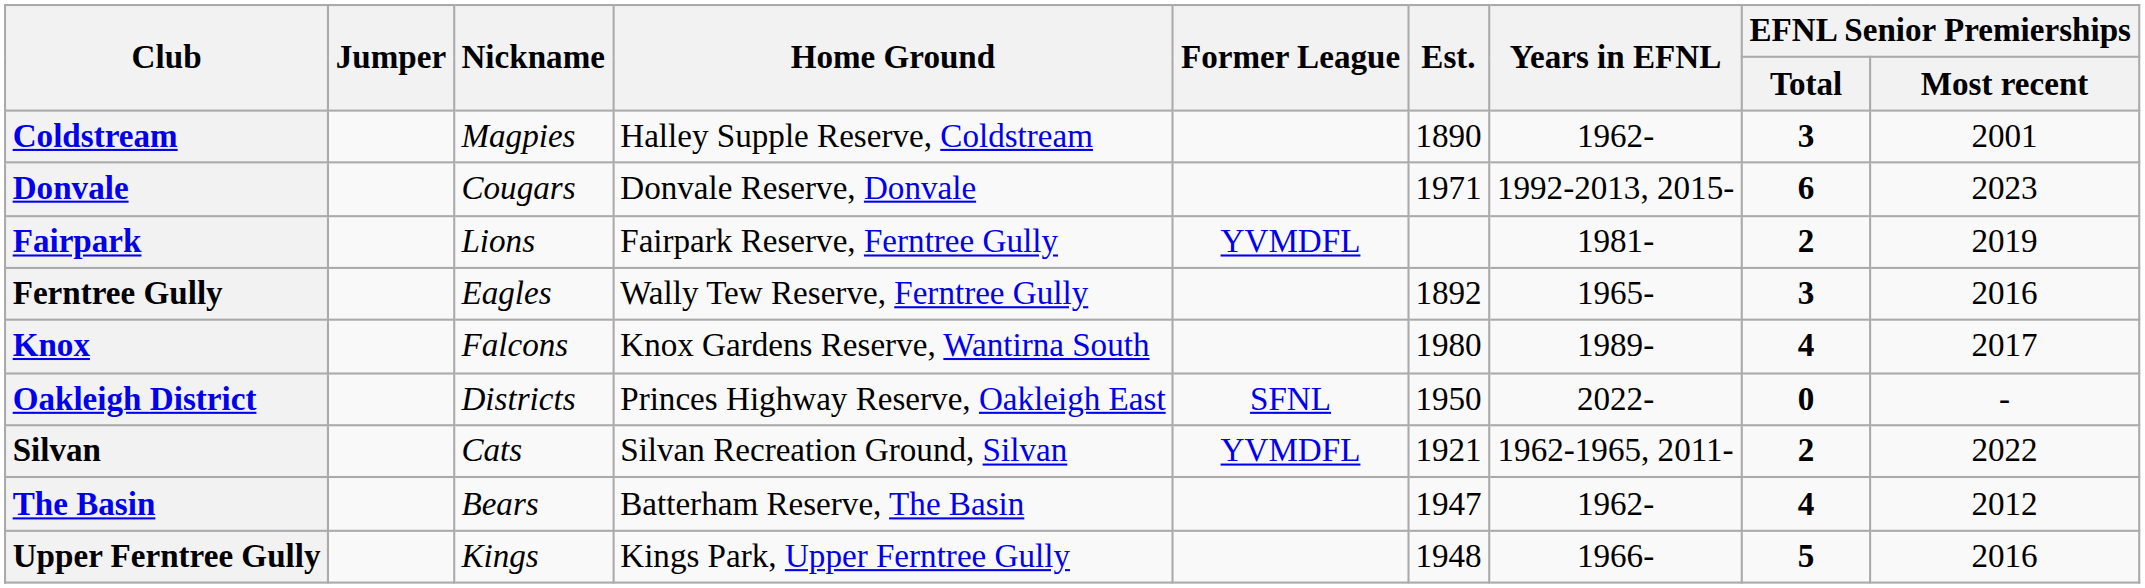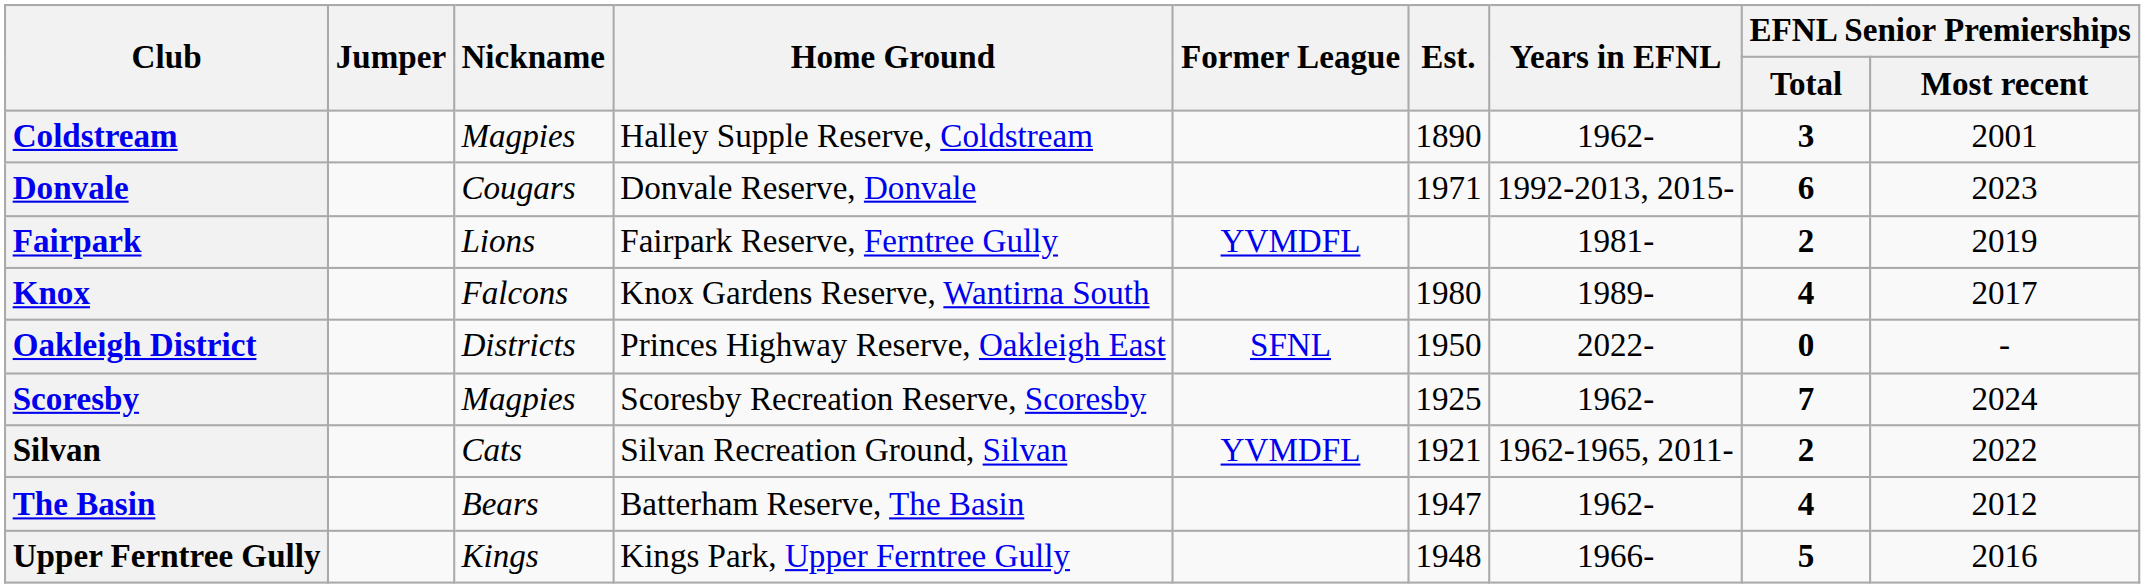- row: (118, 293)
+ row: (76, 398)
